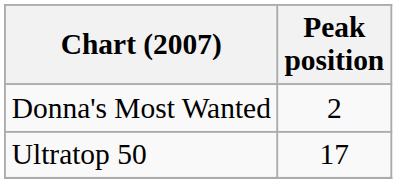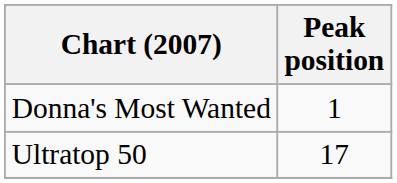(334, 107) 2 -> (334, 107) 1
